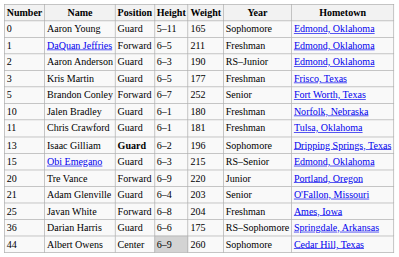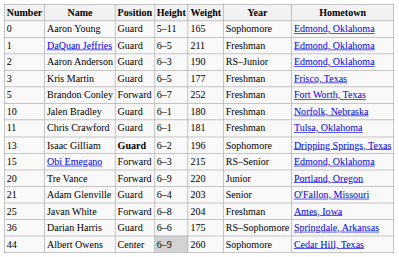(135, 46) Forward -> (130, 46) Guard
(239, 95) Senior -> (245, 95) Freshman
(130, 161) Guard -> (135, 161) Forward
